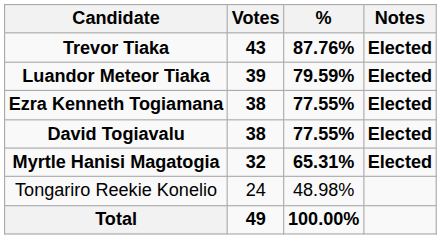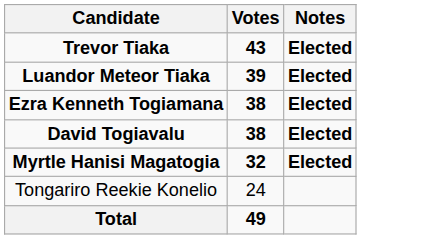- column: (324, 18)
